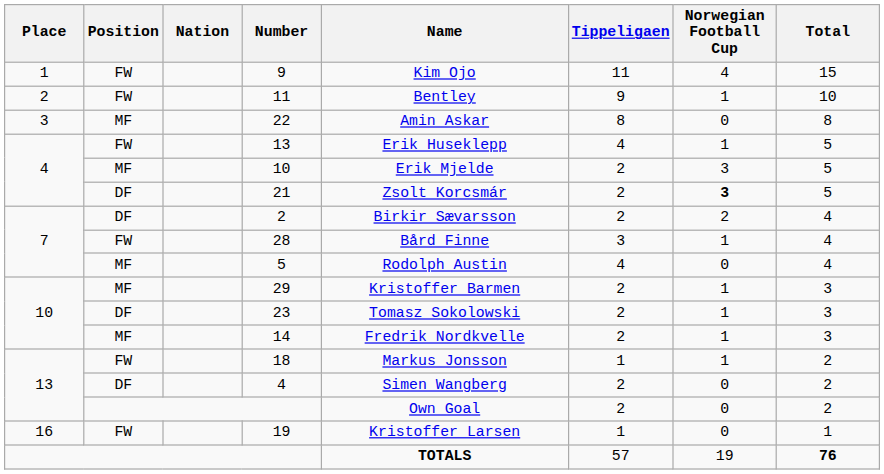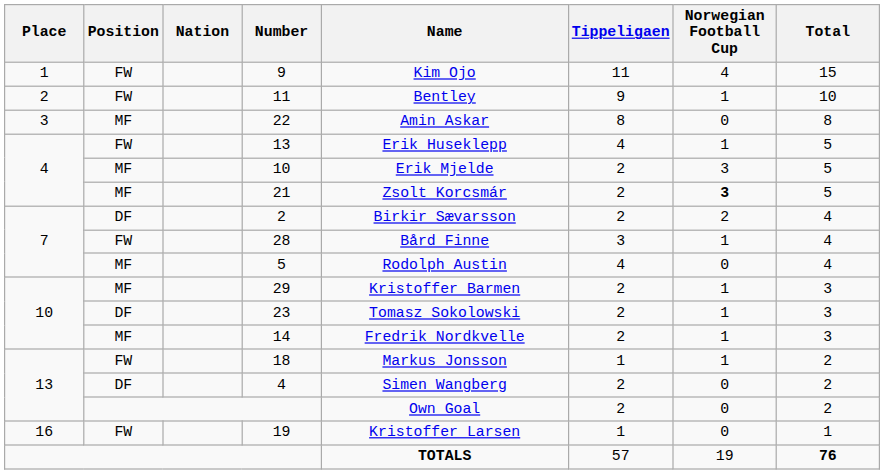(123, 194) DF -> (123, 194) MF
